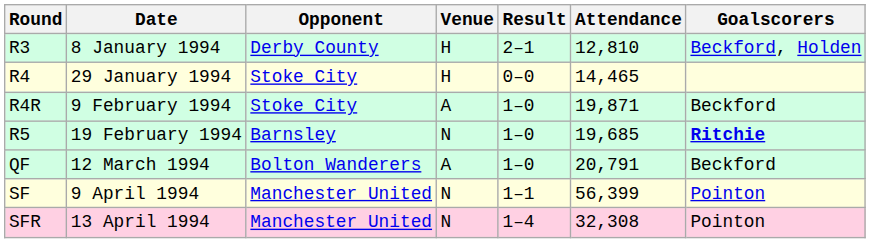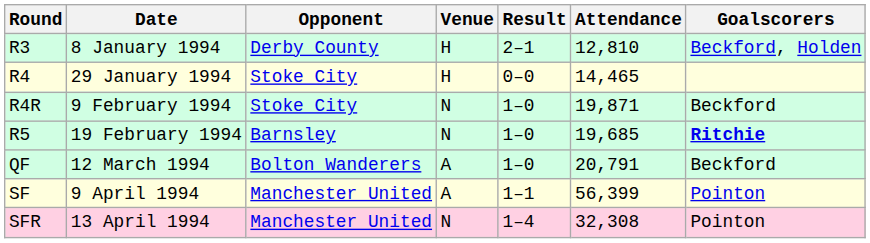(446, 106) A -> (446, 106) N
(446, 193) N -> (446, 193) A
